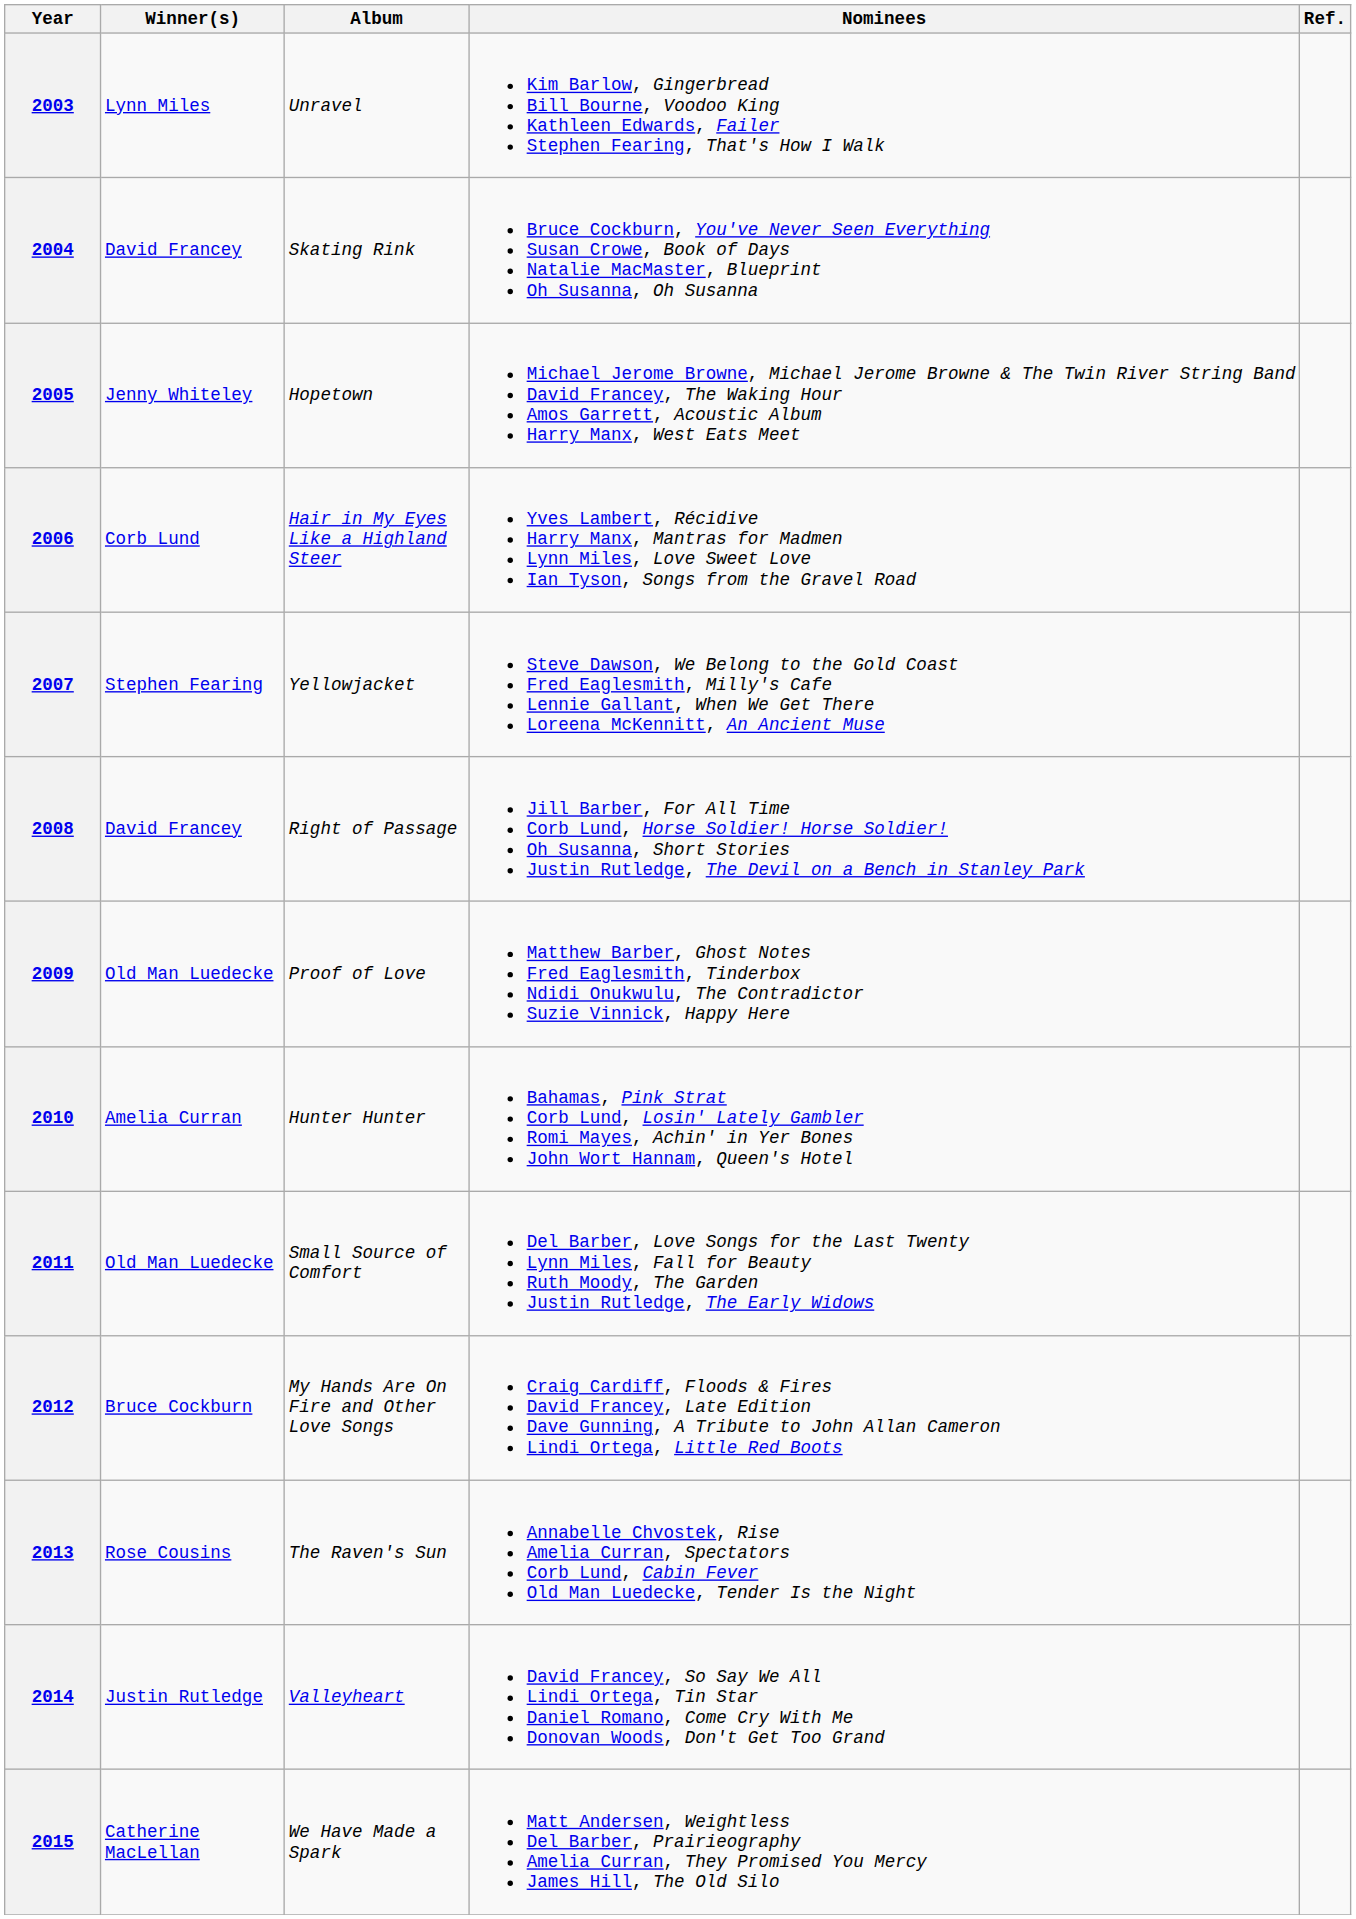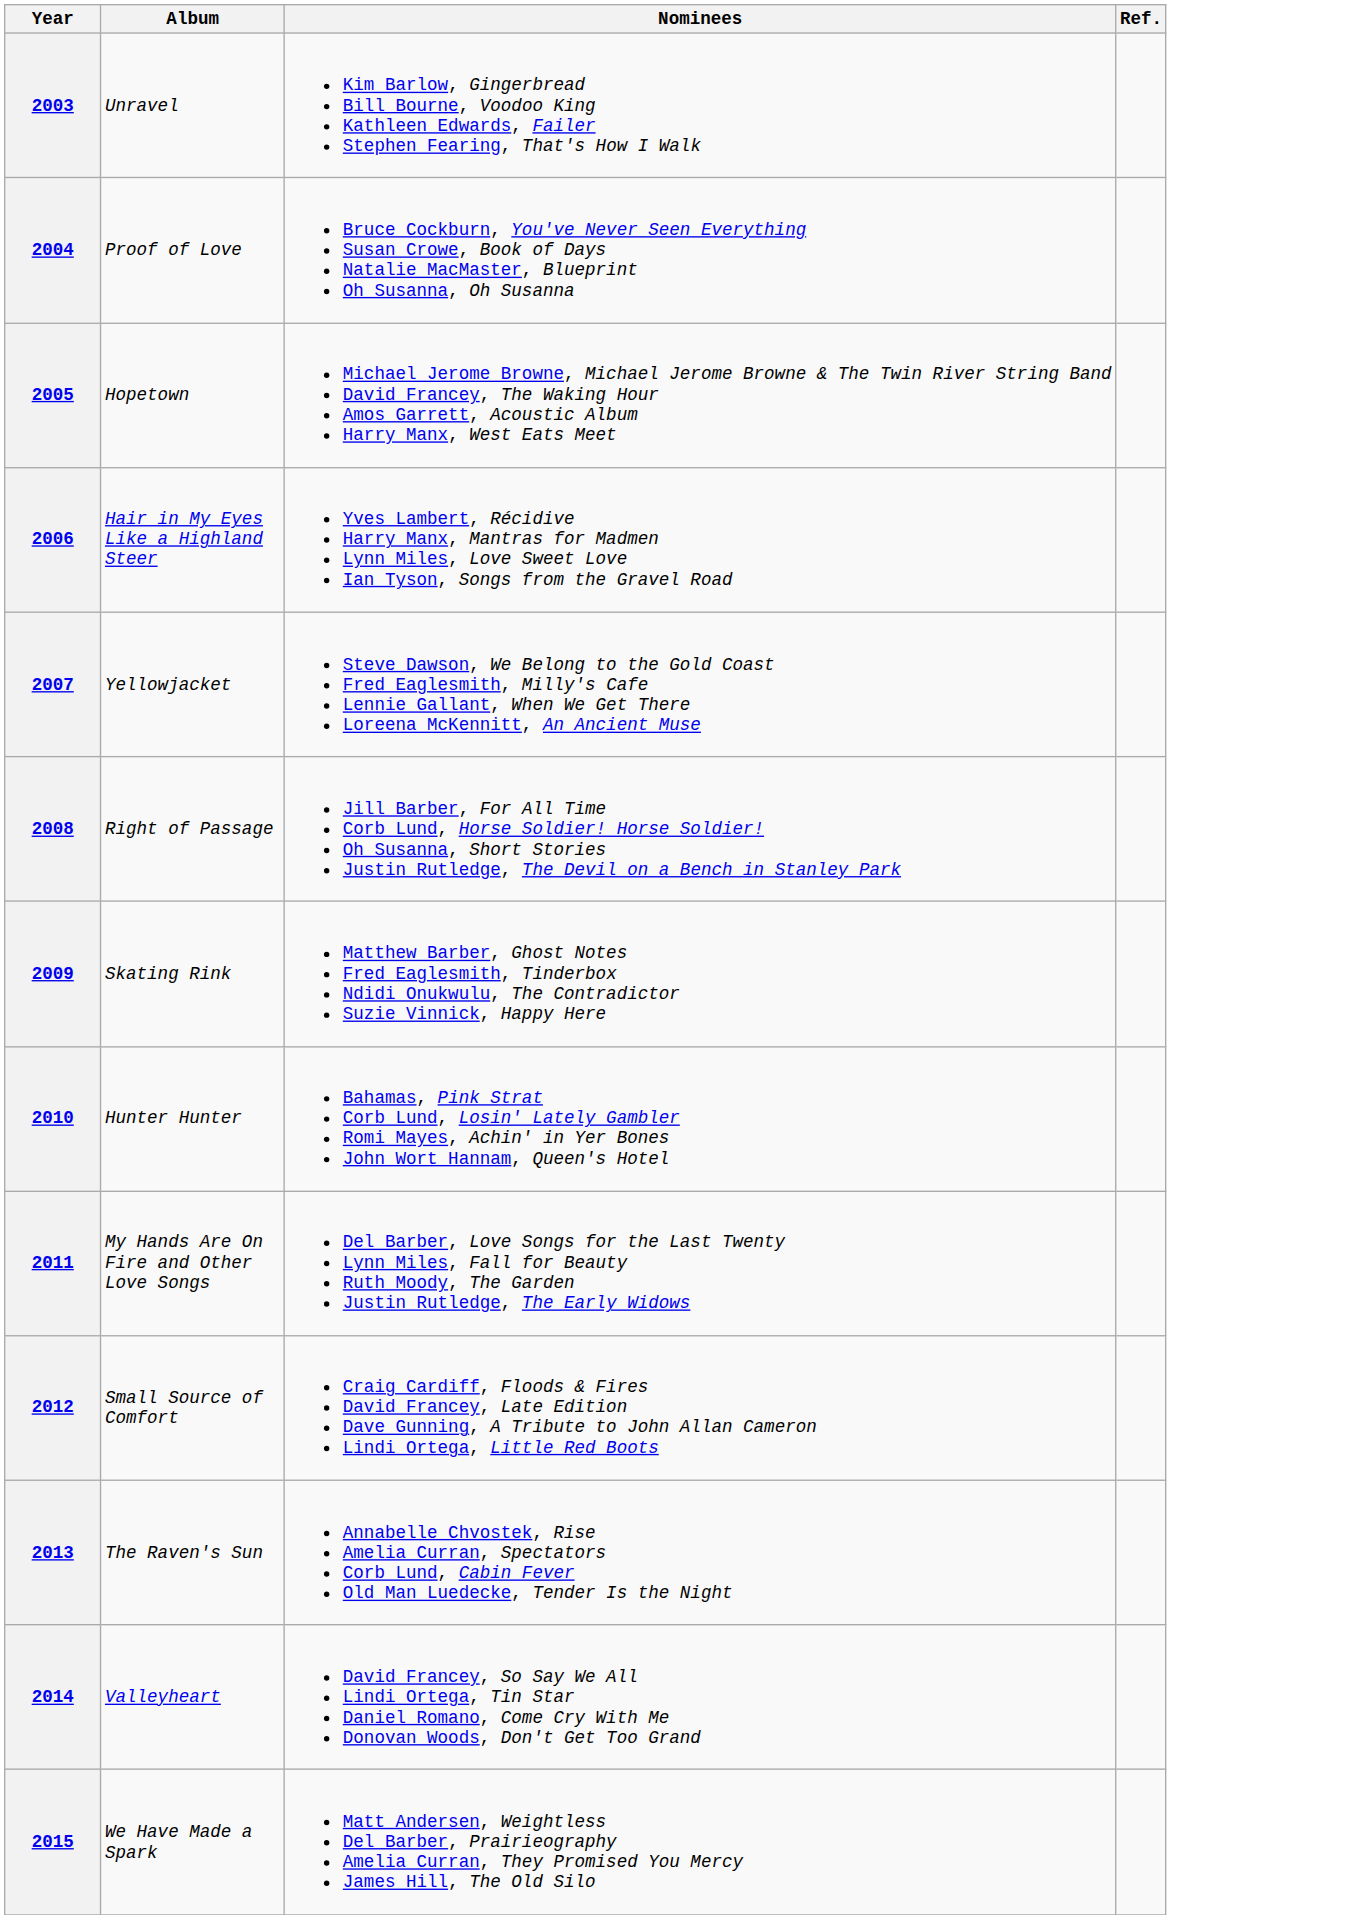- column: (193, 19)
(352, 250) Skating Rink -> (173, 250) Proof of Love
(357, 974) Proof of Love -> (168, 974) Skating Rink
(368, 1263) Small Source of Comfort -> (184, 1263) My Hands Are On Fire and Other Love Songs
(368, 1408) My Hands Are On Fire and Other Love Songs -> (184, 1408) Small Source of Comfort
